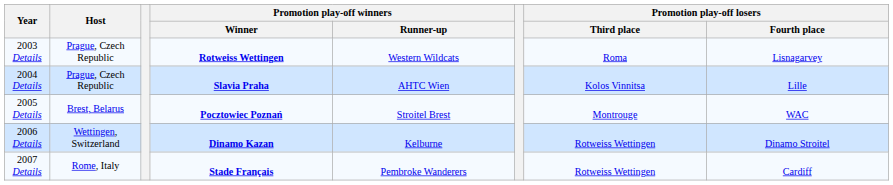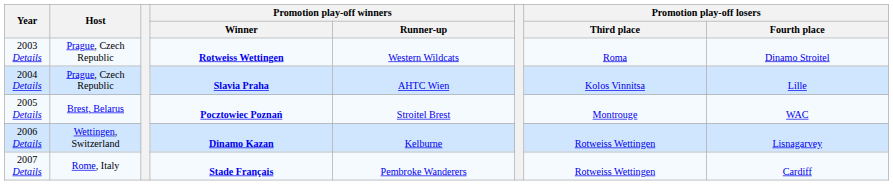(797, 58) Lisnagarvey -> (797, 58) Dinamo Stroitel
(797, 143) Dinamo Stroitel -> (797, 143) Lisnagarvey
